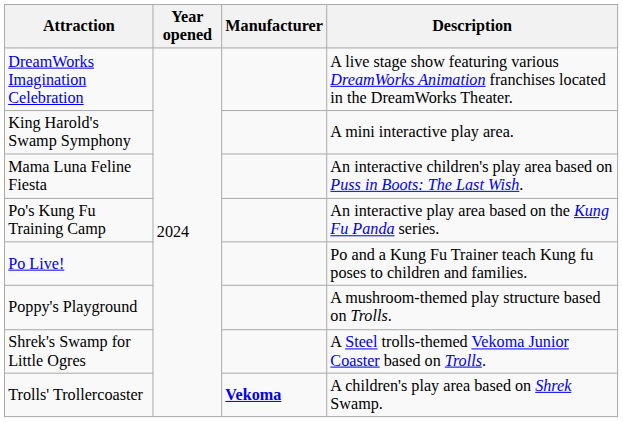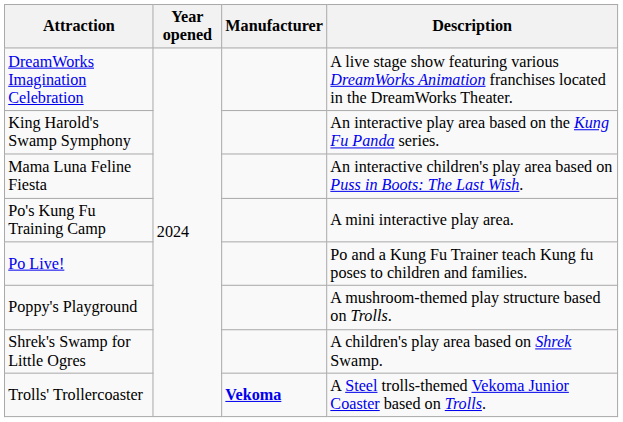(422, 132) A mini interactive play area. -> (470, 132) An interactive play area based on the Kung Fu Panda series.
(470, 219) An interactive play area based on the Kung Fu Panda series. -> (422, 219) A mini interactive play area.
(450, 351) A Steel trolls-themed Vekoma Junior Coaster based on Trolls. -> (451, 351) A children's play area based on Shrek Swamp.
(451, 395) A children's play area based on Shrek Swamp. -> (450, 395) A Steel trolls-themed Vekoma Junior Coaster based on Trolls.
